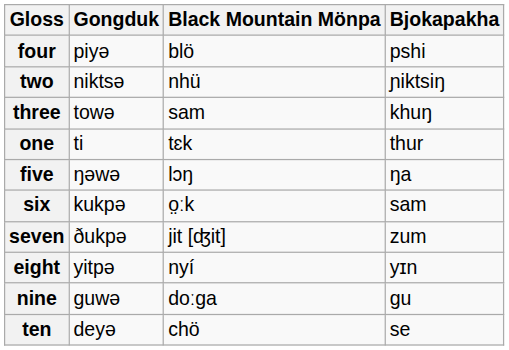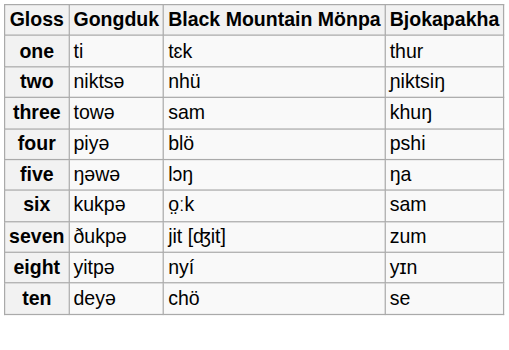rows swapped: (37, 143) <-> (37, 50)
- row: (37, 298)
